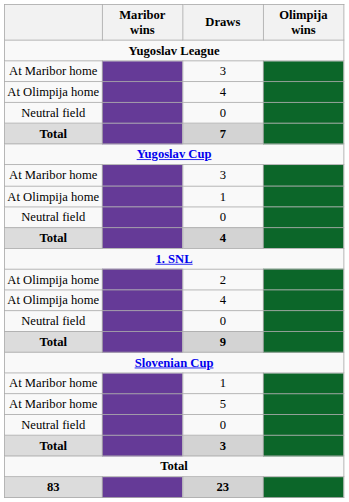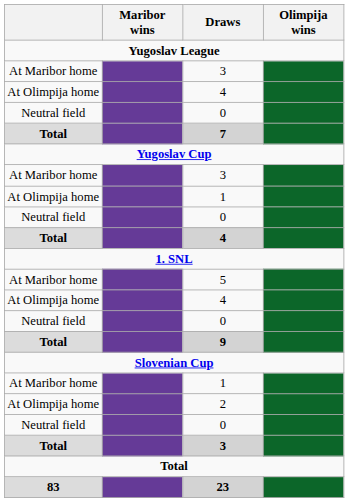rows swapped: (53, 404) <-> (53, 279)
